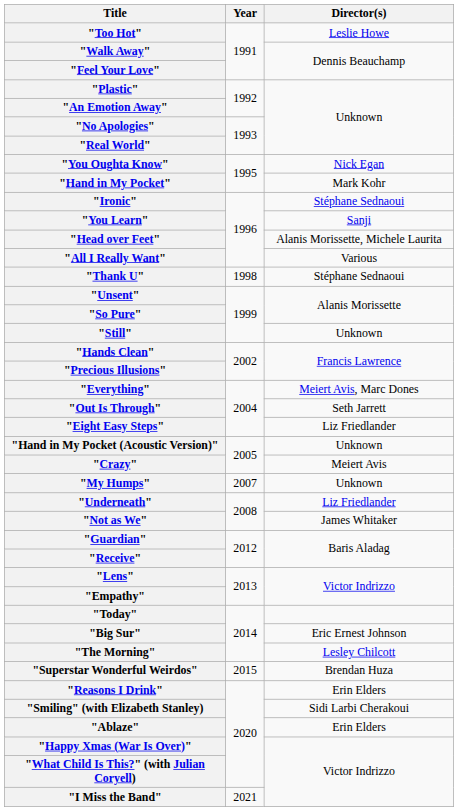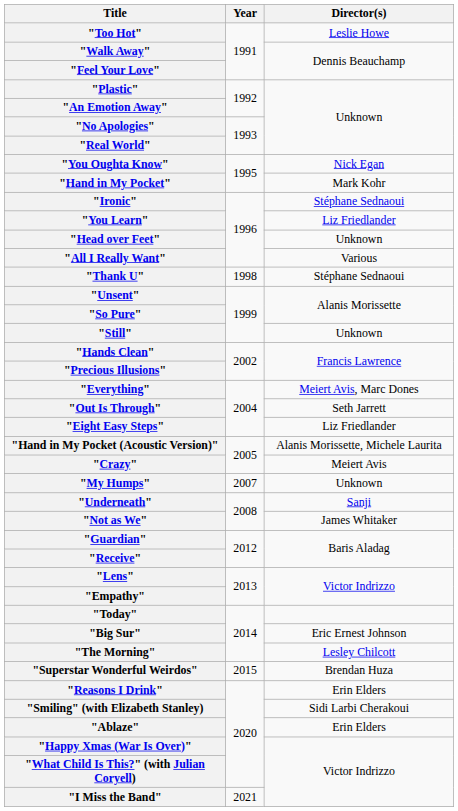(359, 220) Sanji -> (359, 220) Liz Friedlander
(359, 239) Alanis Morissette, Michele Laurita -> (359, 239) Unknown
(359, 445) Unknown -> (359, 445) Alanis Morissette, Michele Laurita
(359, 502) Liz Friedlander -> (359, 502) Sanji
